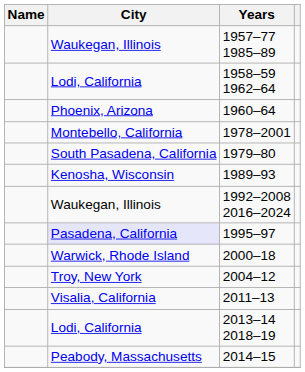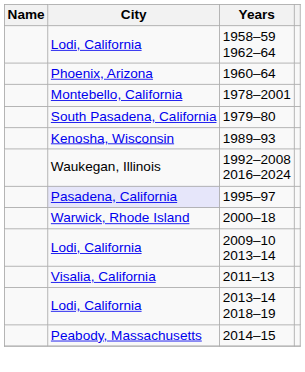- row: (249, 44)
- row: (249, 276)
+ row: (249, 247)
